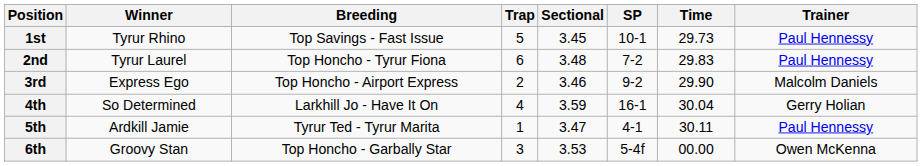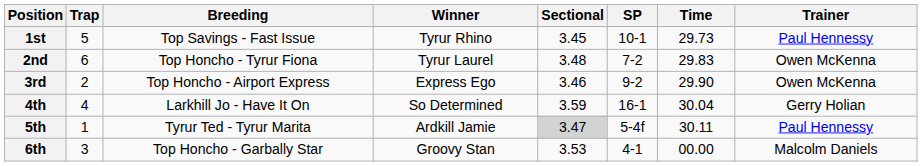columns swapped: (149, 15) <-> (520, 15)
(826, 60) Paul Hennessy -> (826, 60) Owen McKenna
(826, 82) Malcolm Daniels -> (826, 82) Owen McKenna
(573, 127) no background -> (573, 127) lightgrey background
(632, 127) 4-1 -> (632, 127) 5-4f
(632, 149) 5-4f -> (632, 149) 4-1
(826, 149) Owen McKenna -> (826, 149) Malcolm Daniels
